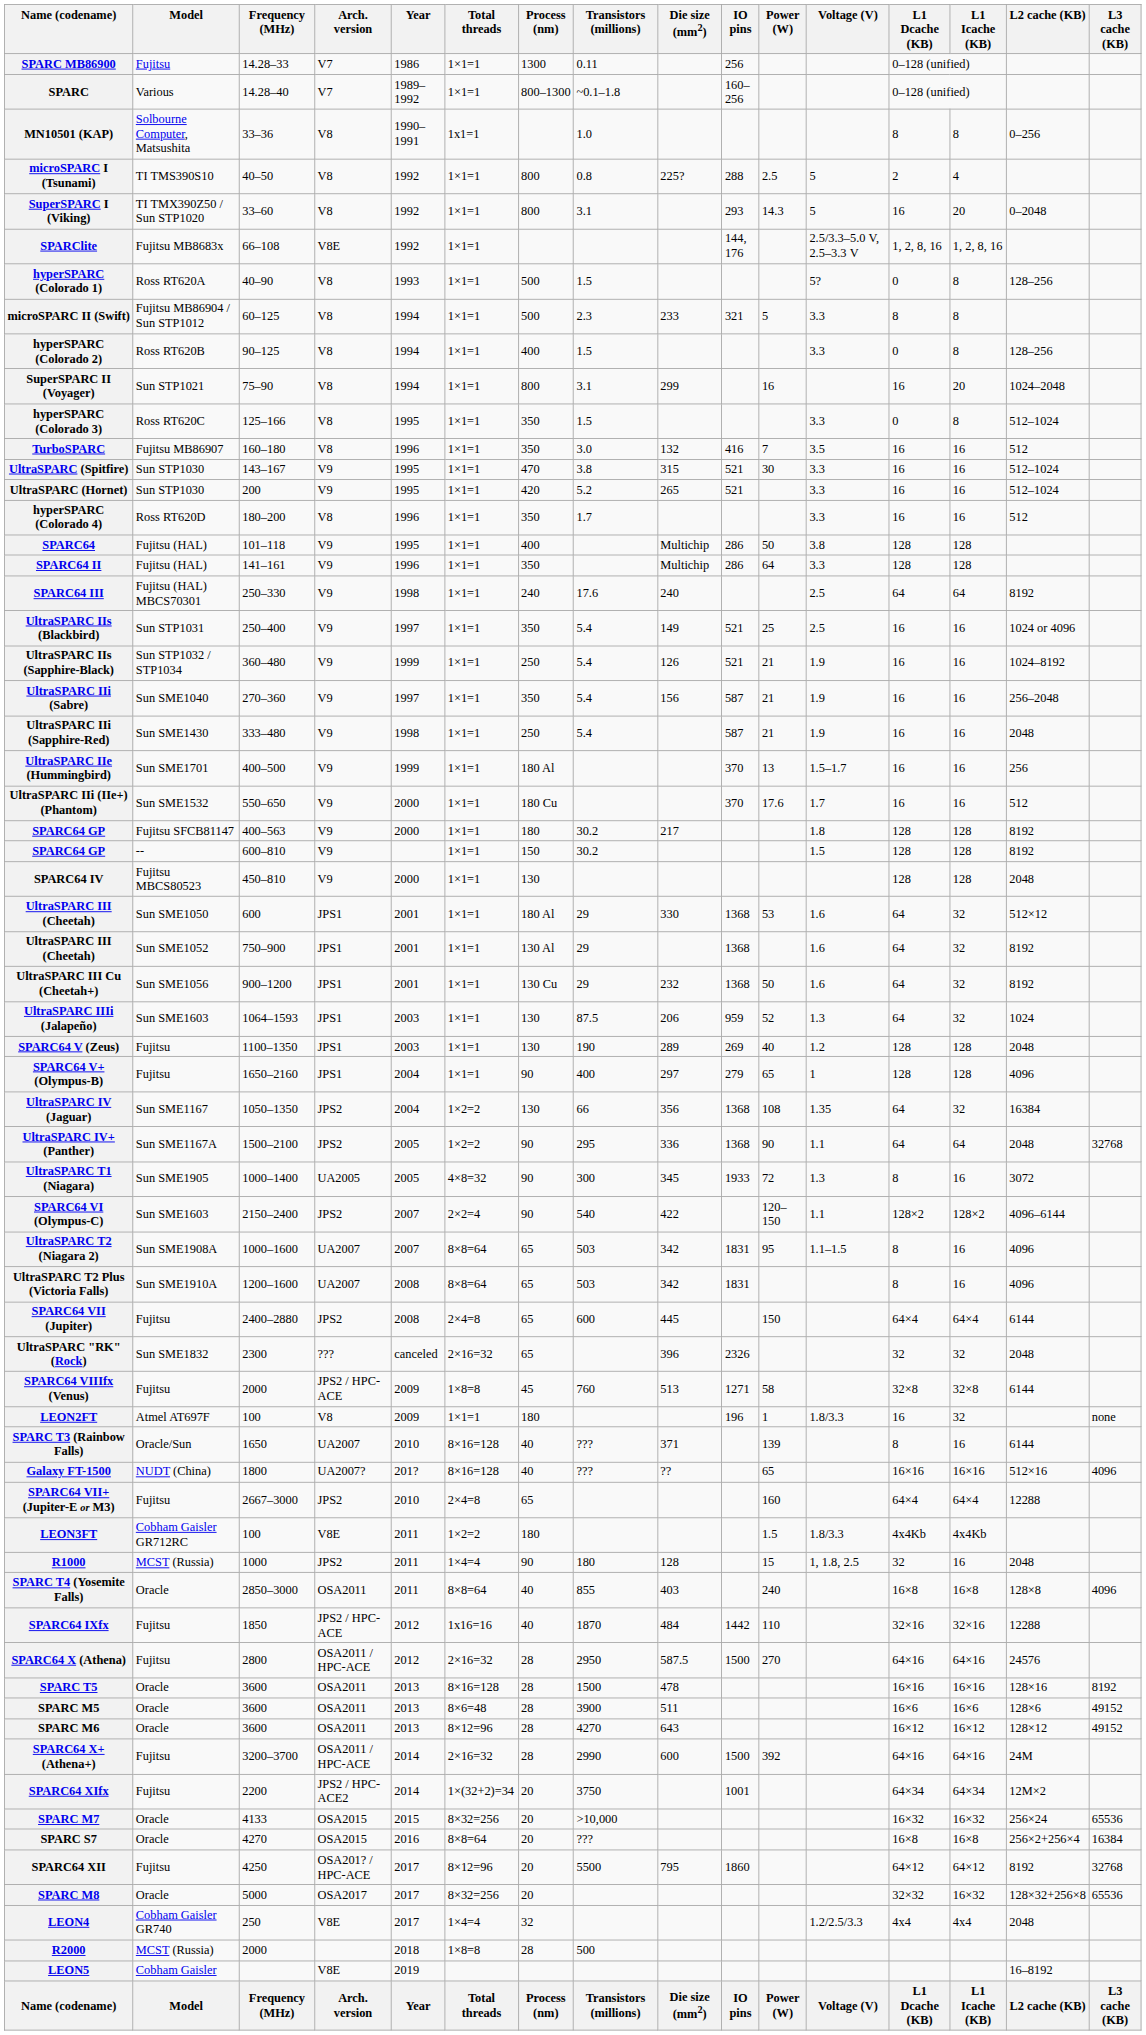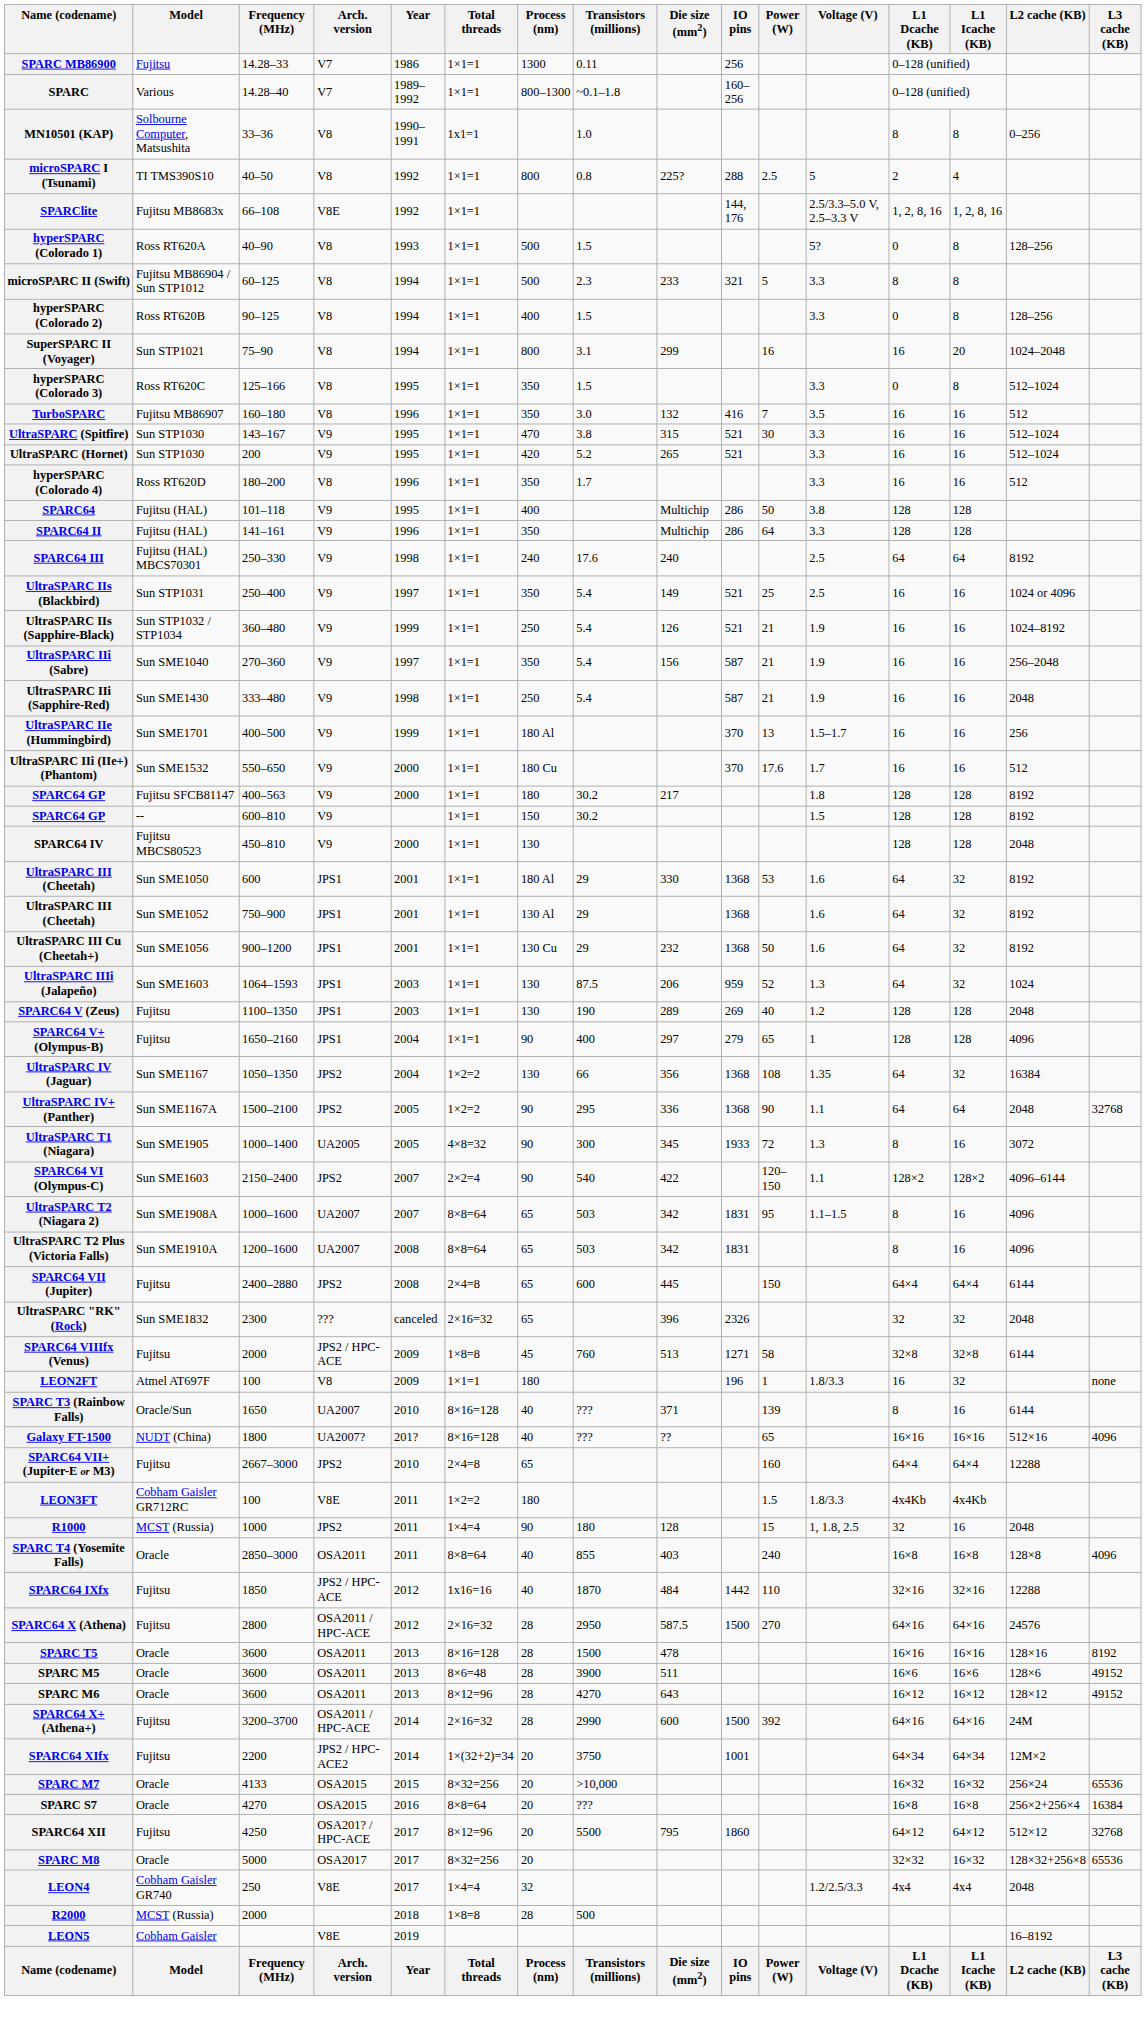- row: (69, 211)
(1028, 913) 512×12 -> (1022, 878) 8192
(1022, 1866) 8192 -> (1028, 1831) 512×12
